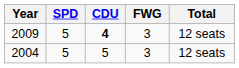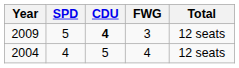(65, 53) 5 -> (65, 53) 4
(147, 53) 3 -> (147, 53) 4
